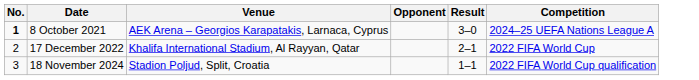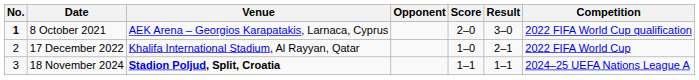+ column: (466, 13)
(572, 30) 2024–25 UEFA Nations League A -> (609, 30) 2022 FIFA World Cup qualification
(199, 65) normal -> (205, 65) bold
(573, 65) 2022 FIFA World Cup qualification -> (608, 65) 2024–25 UEFA Nations League A
